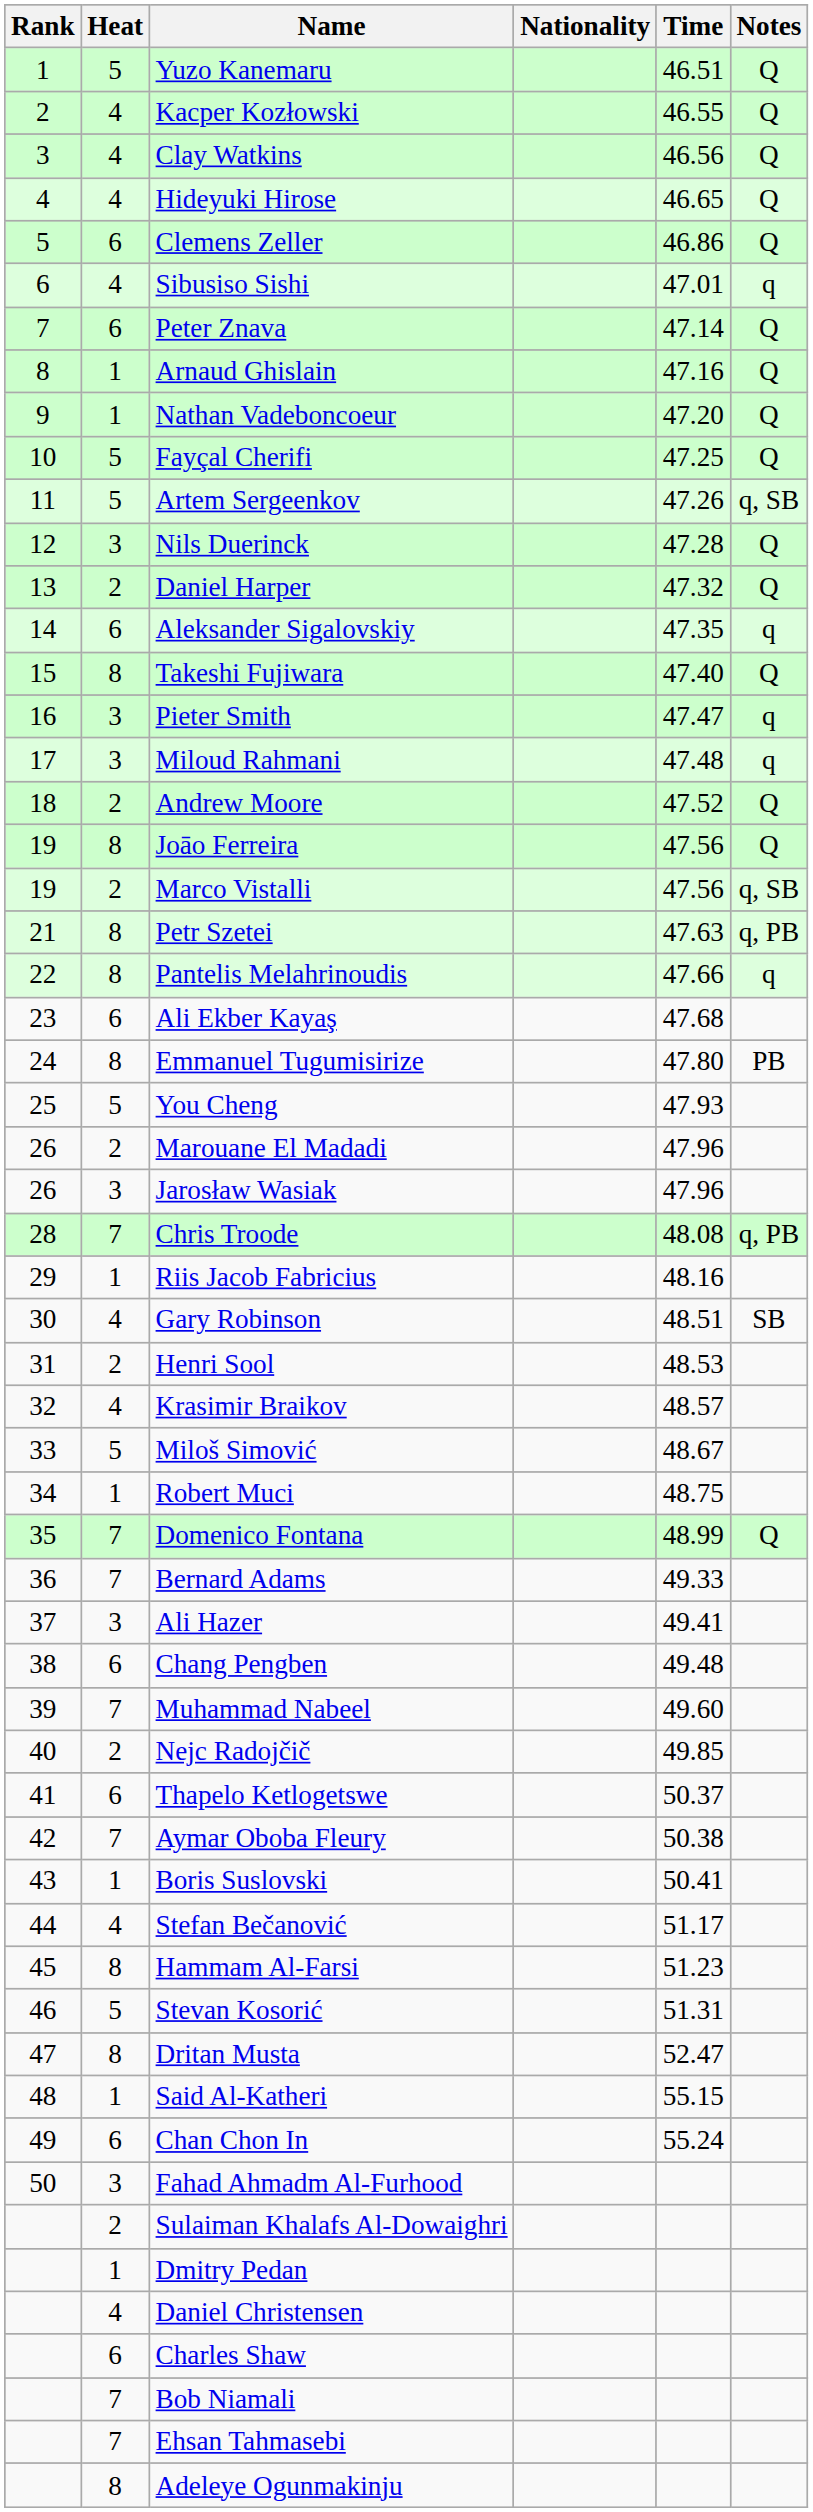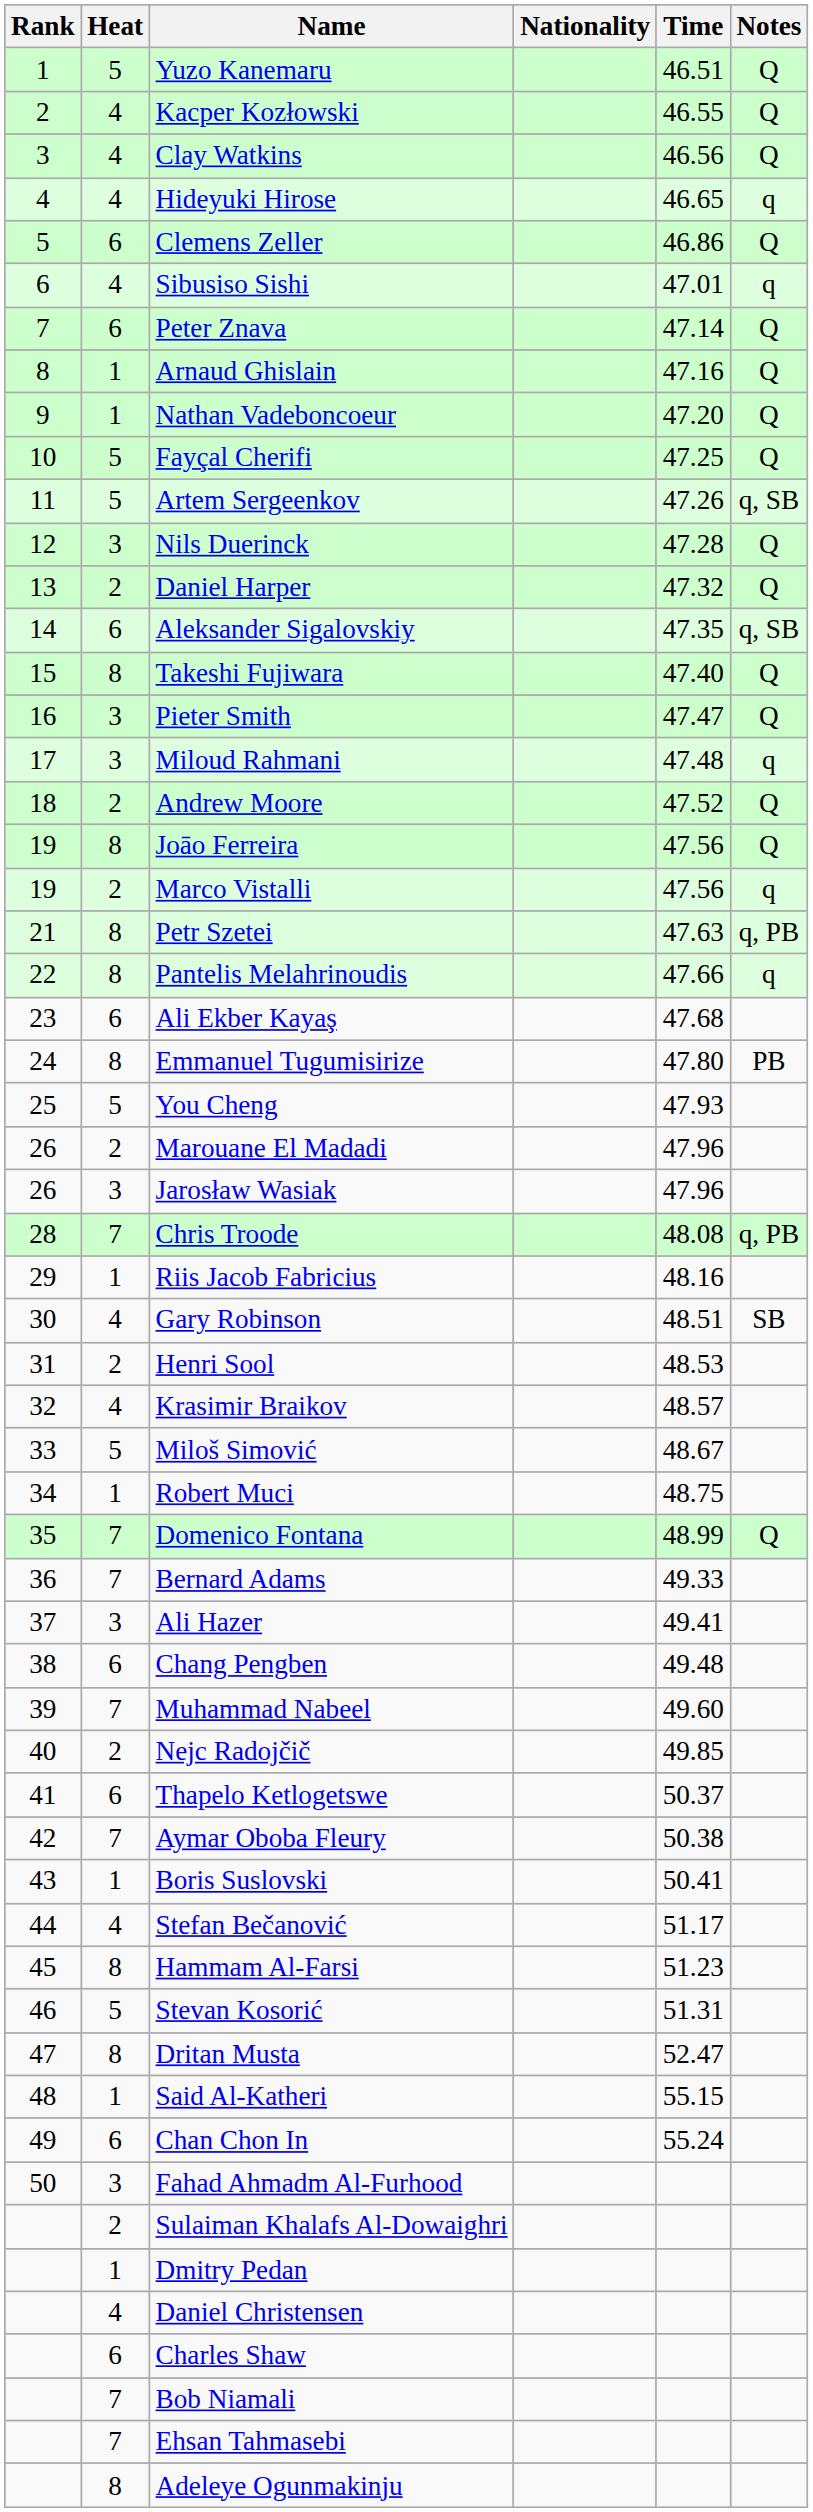(769, 198) Q -> (769, 198) q
(769, 629) q -> (769, 629) q, SB
(769, 716) q -> (769, 716) Q
(769, 888) q, SB -> (769, 888) q
